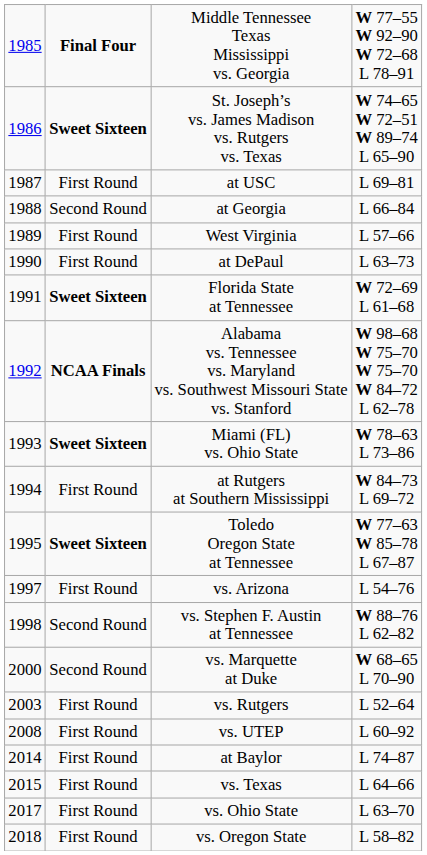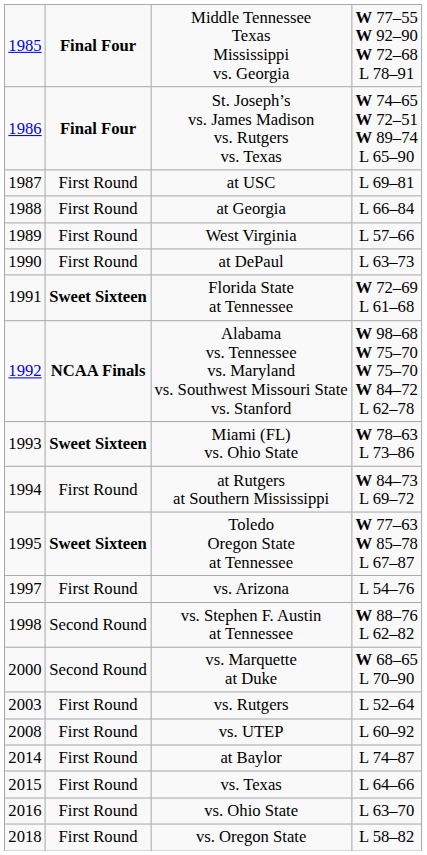(98, 128) Sweet Sixteen -> (98, 128) Final Four
(98, 209) Second Round -> (98, 209) First Round
(25, 810) 2017 -> (25, 810) 2016
